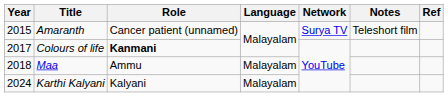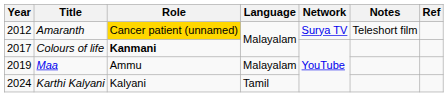(19, 30) 2015 -> (19, 30) 2012
(174, 30) no background -> (174, 30) gold background
(19, 65) 2018 -> (19, 65) 2019
(270, 83) Malayalam -> (256, 83) Tamil
